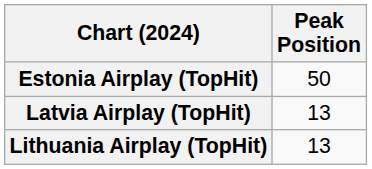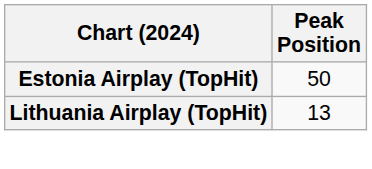- row: (138, 112)
